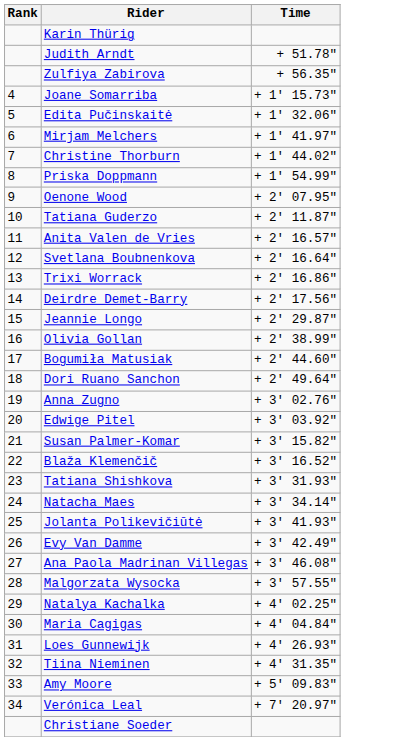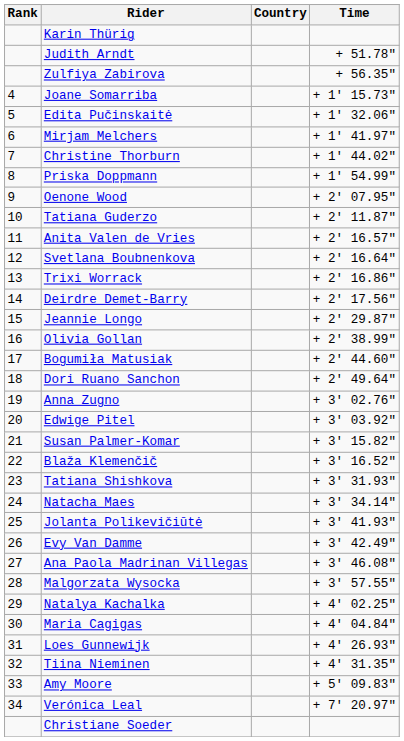+ column: (280, 15)
